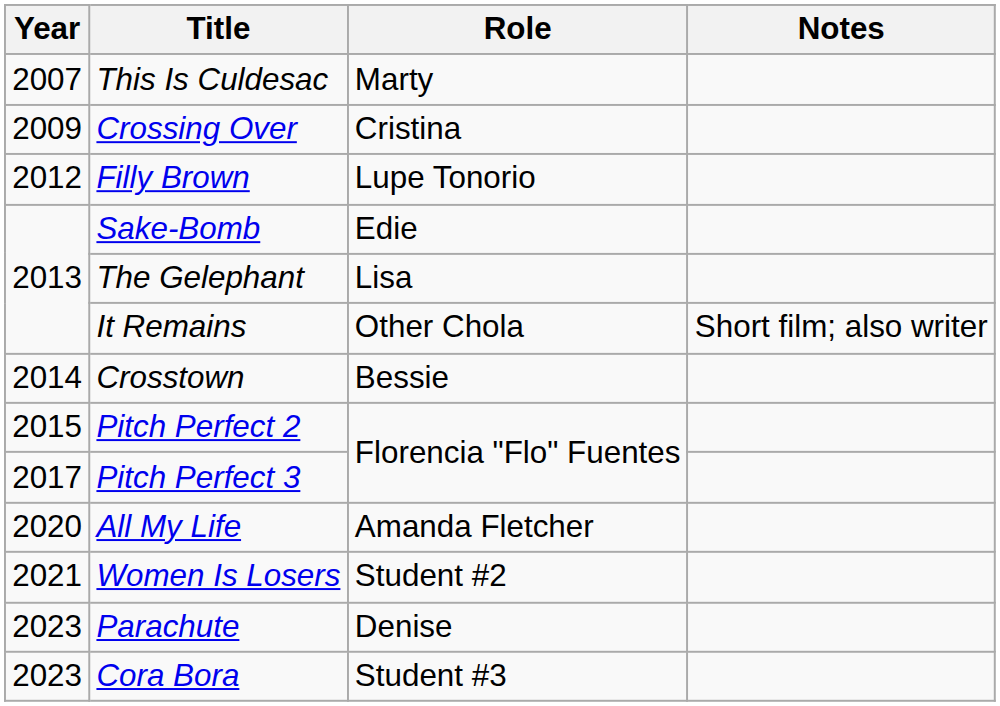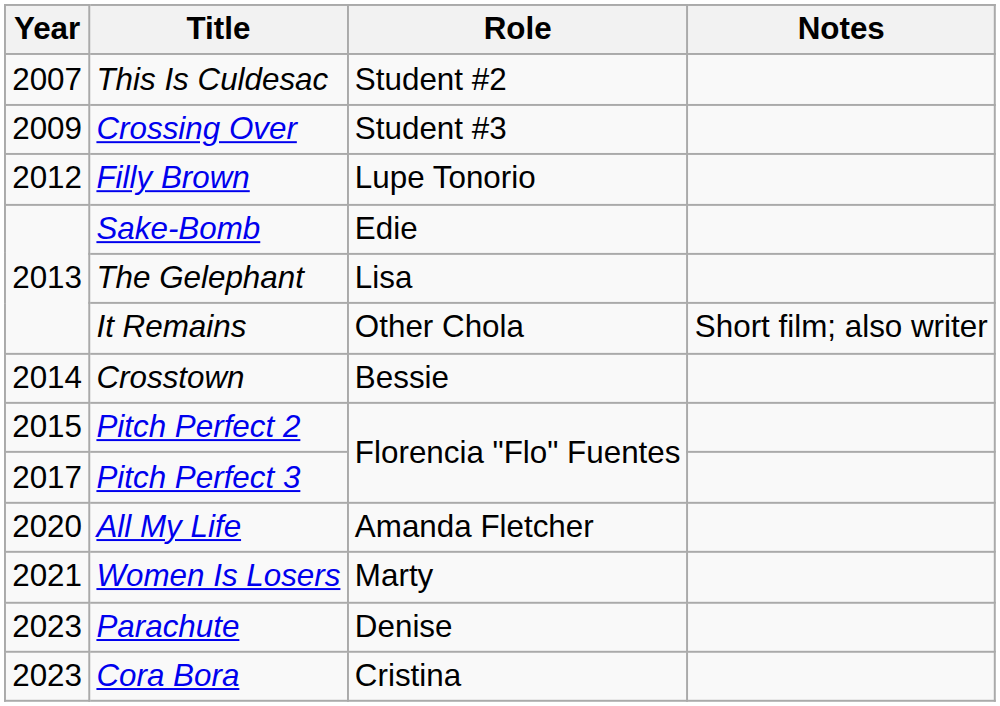(394, 79) Marty -> (431, 79) Student #2
(408, 128) Cristina -> (431, 128) Student #3
(431, 576) Student #2 -> (394, 576) Marty
(431, 675) Student #3 -> (408, 675) Cristina
